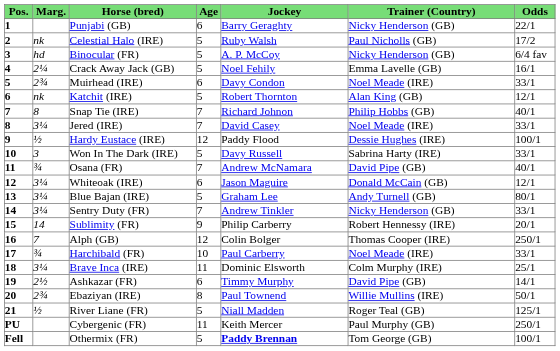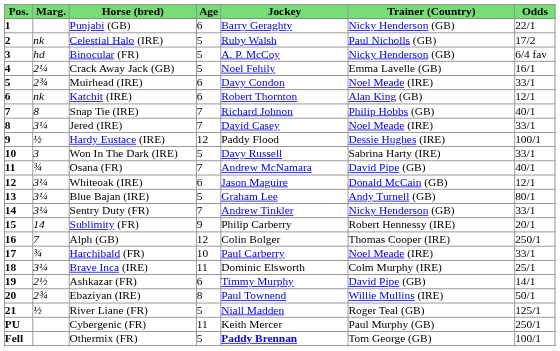(200, 96) 5 -> (200, 96) 6
